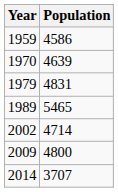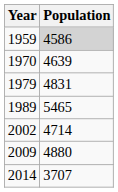(58, 38) no background -> (58, 38) lightgrey background
(58, 152) 4800 -> (58, 152) 4880
